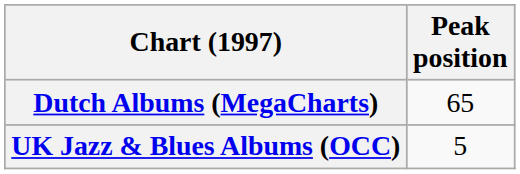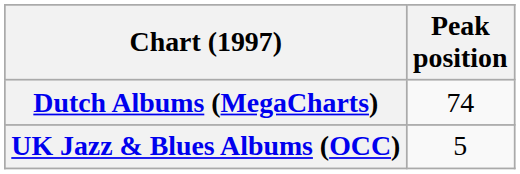(460, 102) 65 -> (460, 102) 74
